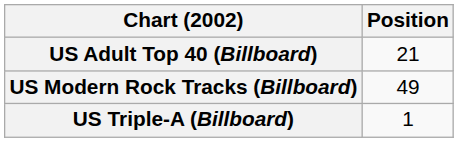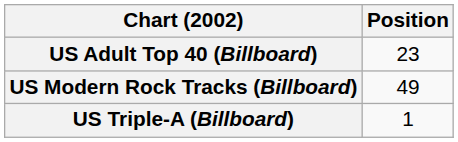(408, 53) 21 -> (408, 53) 23
